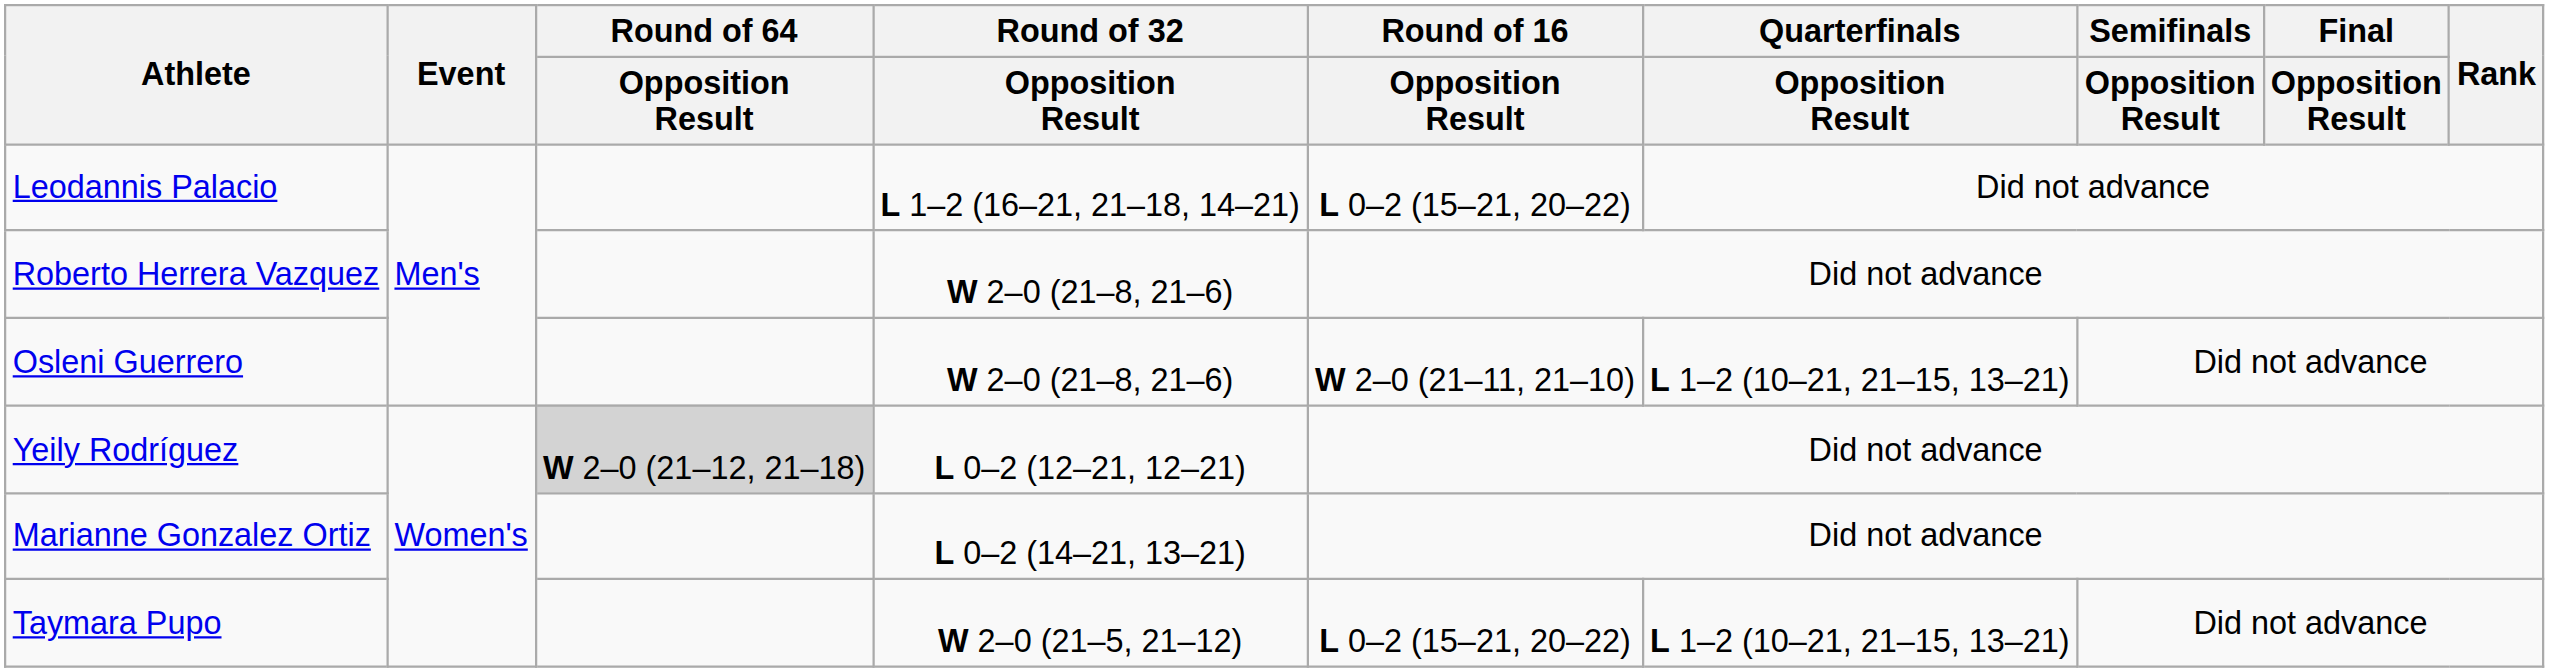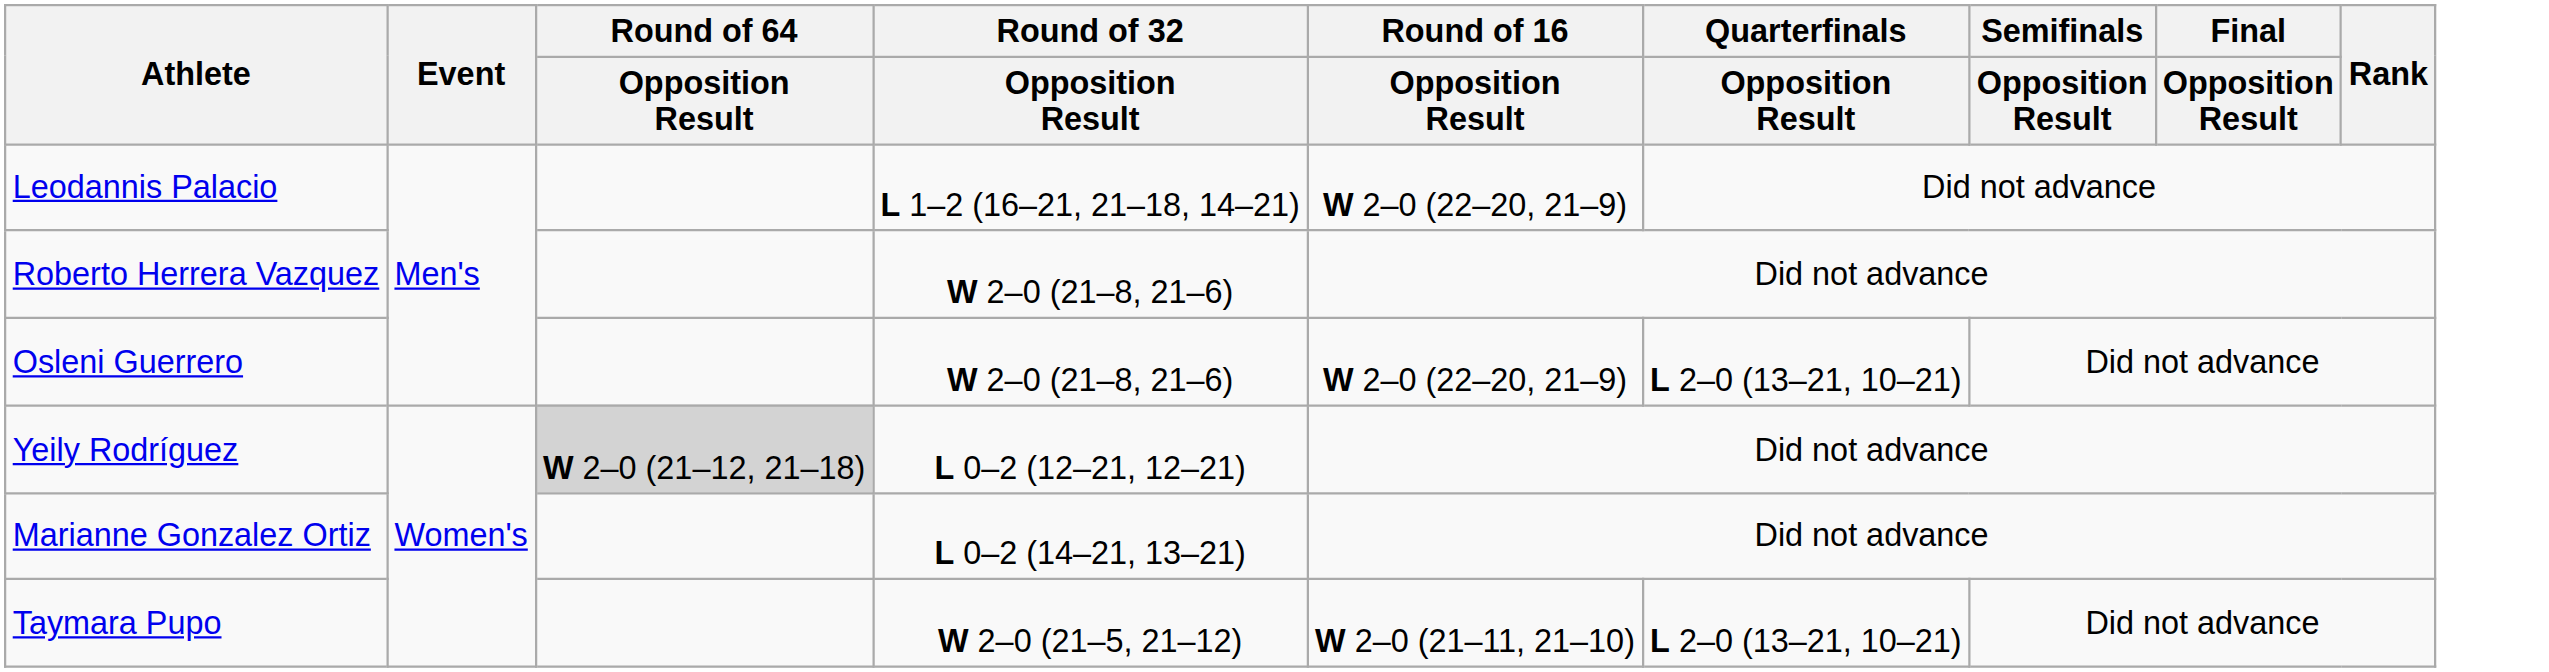(1475, 205) L 0–2 (15–21, 20–22) -> (1475, 205) W 2–0 (22–20, 21–9)
(1475, 380) W 2–0 (21–11, 21–10) -> (1475, 380) W 2–0 (22–20, 21–9)
(1860, 380) L 1–2 (10–21, 21–15, 13–21) -> (1806, 380) L 2–0 (13–21, 10–21)
(1475, 641) L 0–2 (15–21, 20–22) -> (1475, 641) W 2–0 (21–11, 21–10)
(1860, 641) L 1–2 (10–21, 21–15, 13–21) -> (1806, 641) L 2–0 (13–21, 10–21)
